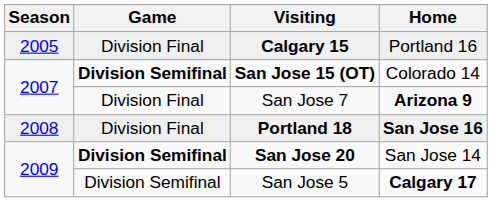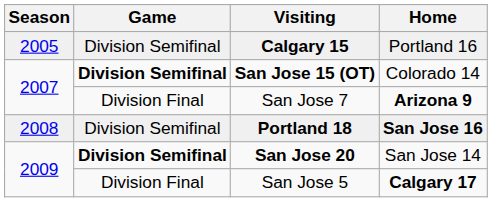(152, 45) Division Final -> (152, 45) Division Semifinal
(152, 127) Division Final -> (152, 127) Division Semifinal
(152, 182) Division Semifinal -> (152, 182) Division Final
